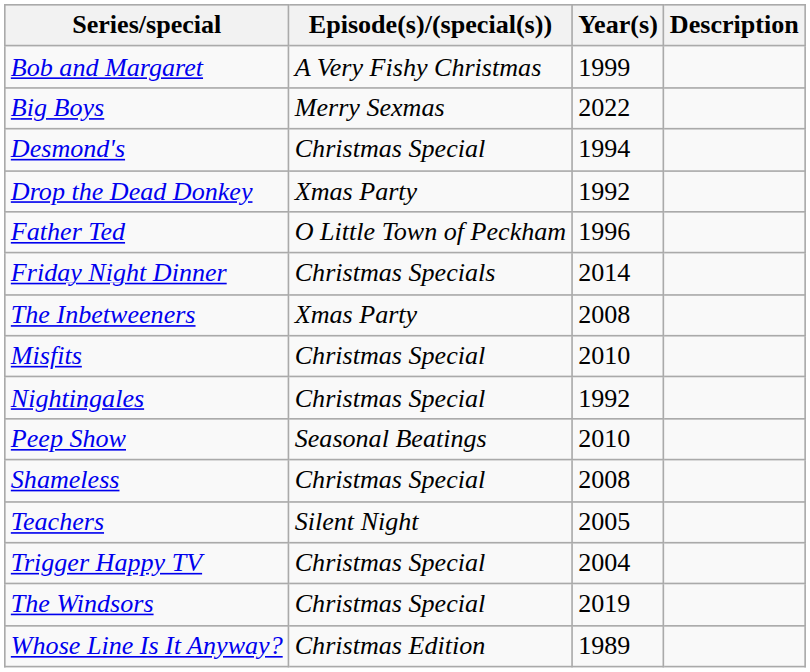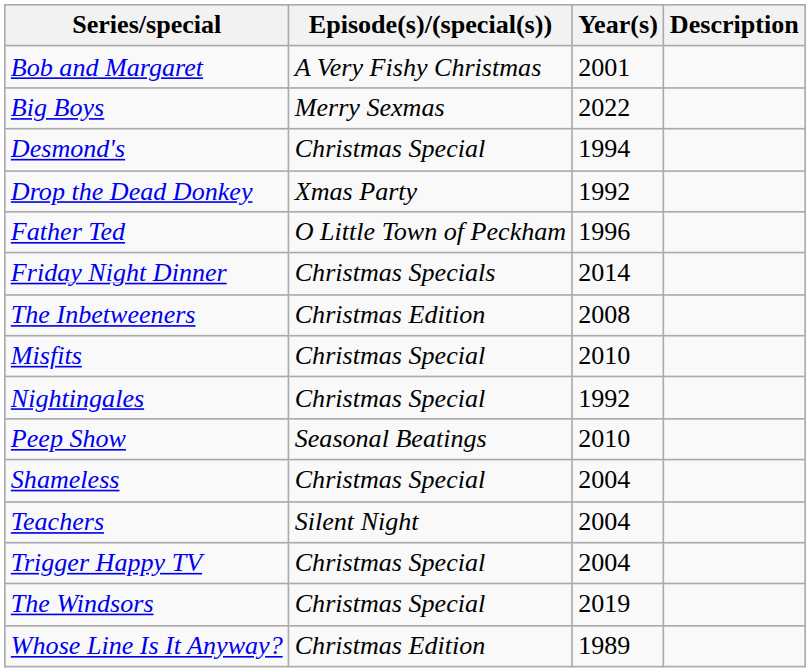(604, 66) 1999 -> (604, 66) 2001
(356, 314) Xmas Party -> (390, 314) Christmas Edition
(604, 480) 2008 -> (604, 480) 2004
(604, 521) 2005 -> (604, 521) 2004
